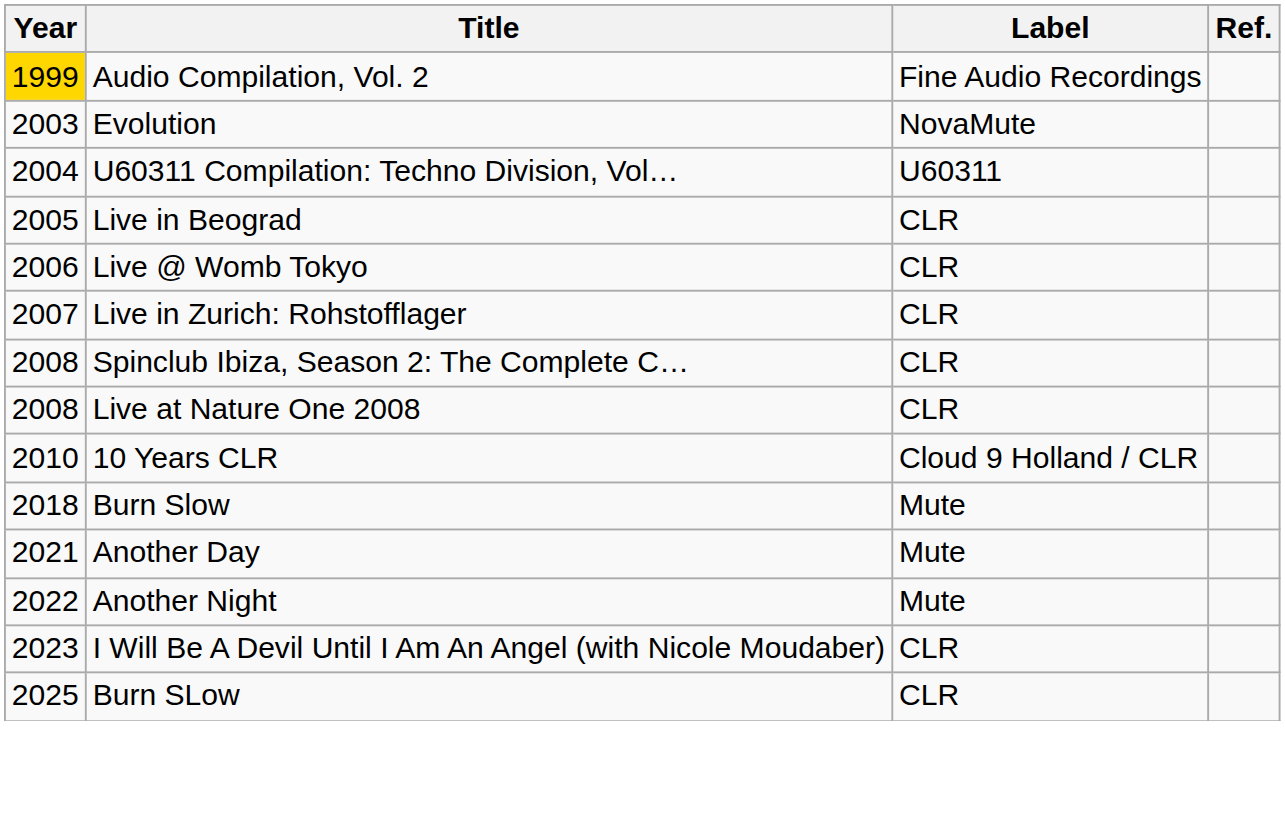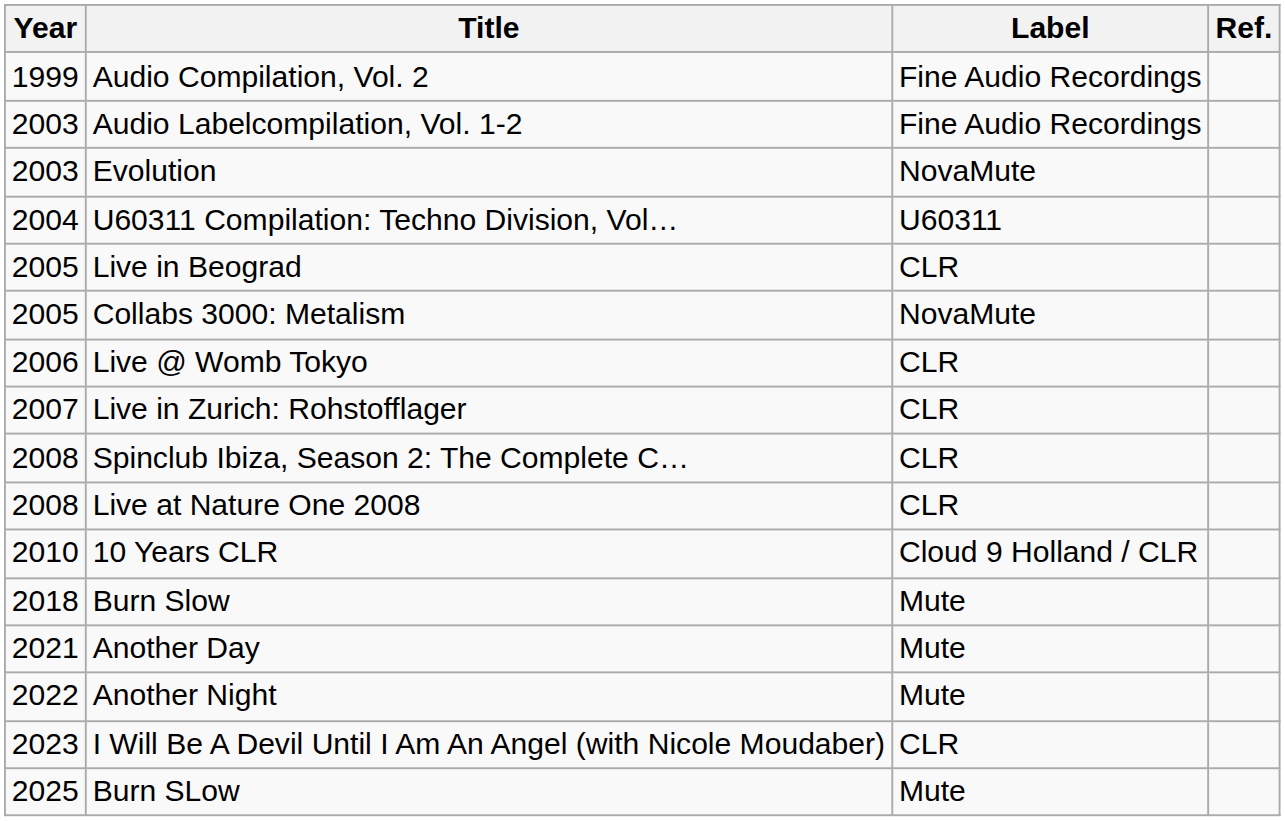(45, 76) gold background -> (45, 76) no background
+ row: (308, 123)
+ row: (249, 314)
(929, 696) CLR -> (932, 791) Mute
